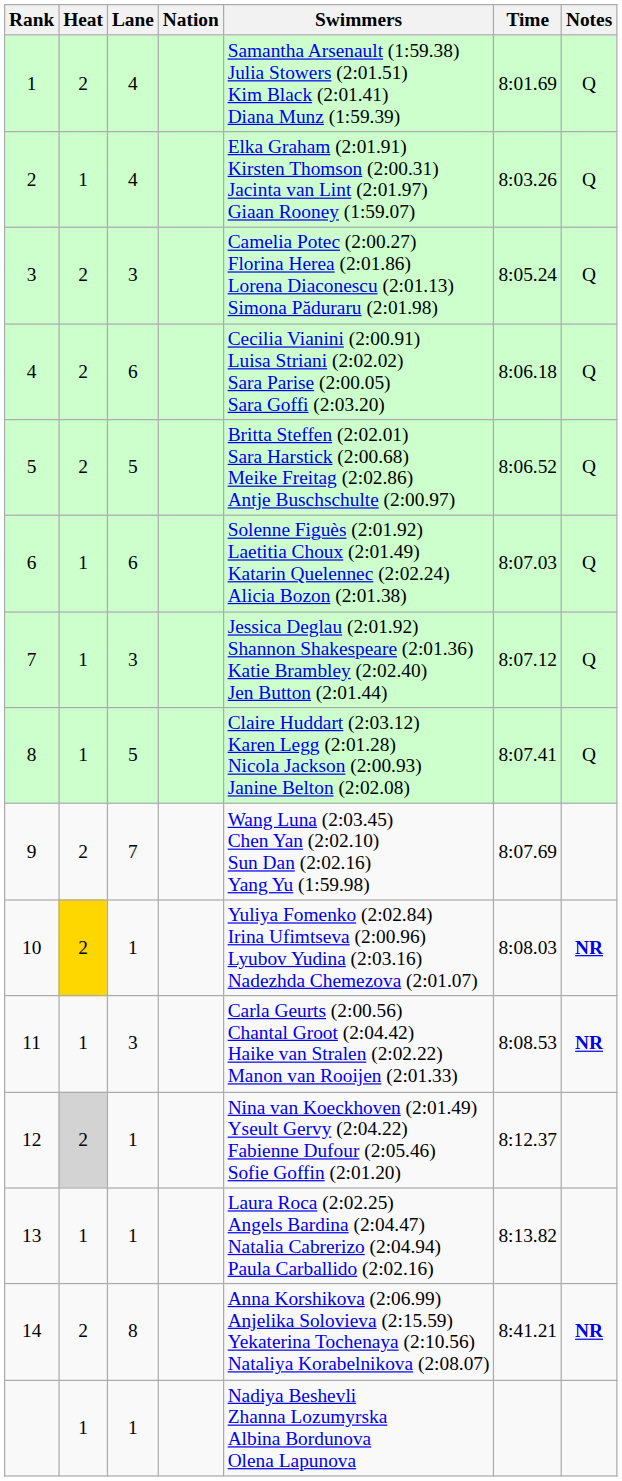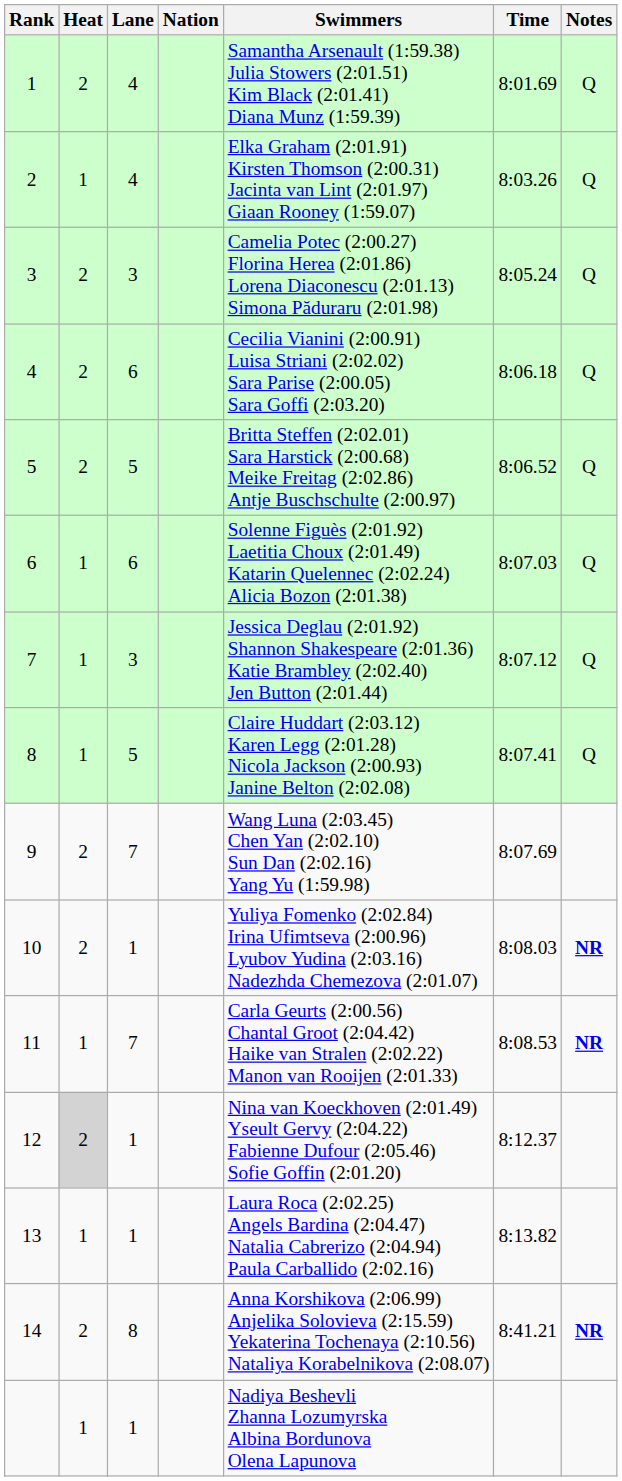(83, 947) gold background -> (83, 947) no background
(133, 1043) 3 -> (133, 1043) 7
